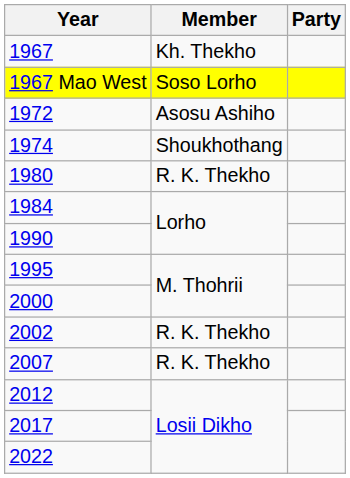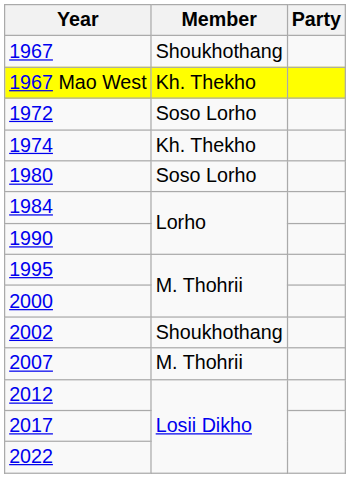(206, 51) Kh. Thekho -> (219, 51) Shoukhothang
(206, 82) Soso Lorho -> (206, 82) Kh. Thekho
(215, 113) Asosu Ashiho -> (206, 113) Soso Lorho
(219, 144) Shoukhothang -> (206, 144) Kh. Thekho
(213, 176) R. K. Thekho -> (206, 176) Soso Lorho
(213, 332) R. K. Thekho -> (219, 332) Shoukhothang
(213, 363) R. K. Thekho -> (199, 363) M. Thohrii
